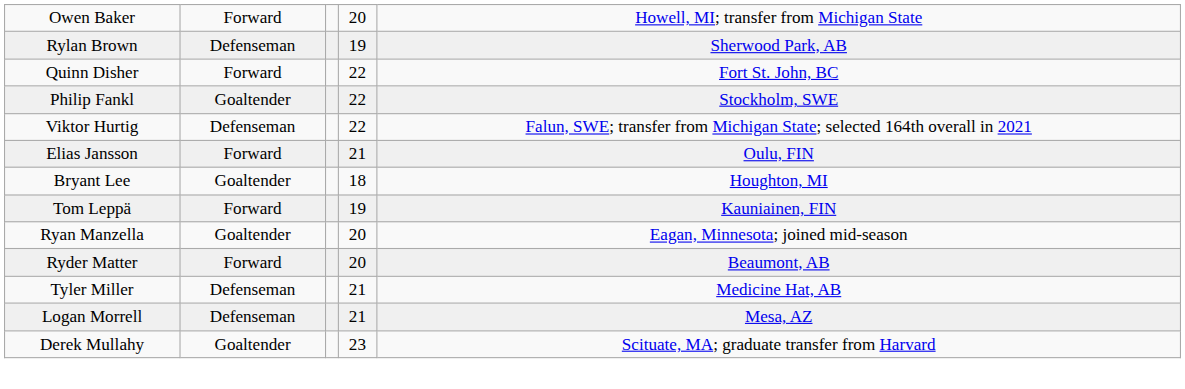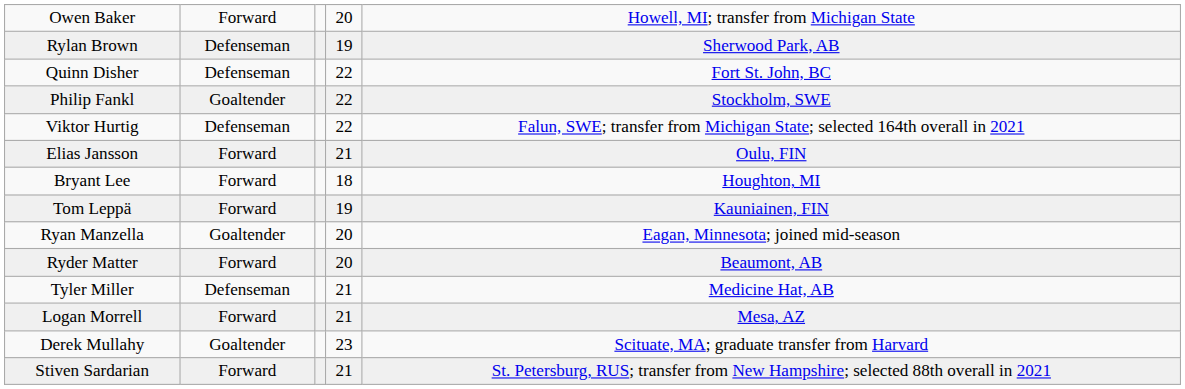(253, 72) Forward -> (247, 72) Defenseman
(253, 180) Goaltender -> (247, 180) Forward
(253, 316) Defenseman -> (247, 316) Forward
+ row: (92, 371)
